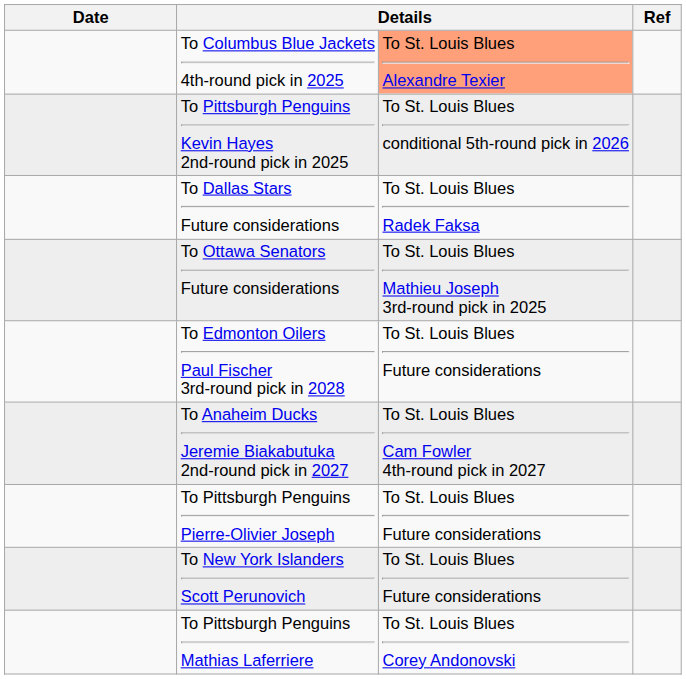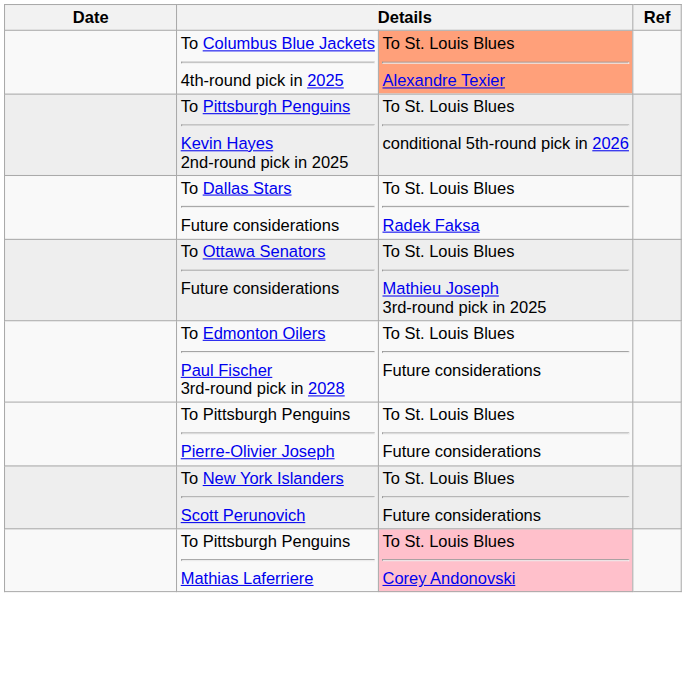- row: (278, 443)
(506, 642) no background -> (506, 560) pink background
